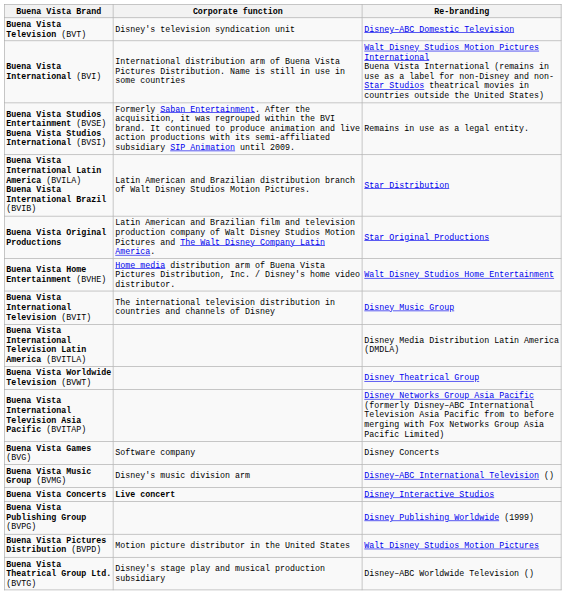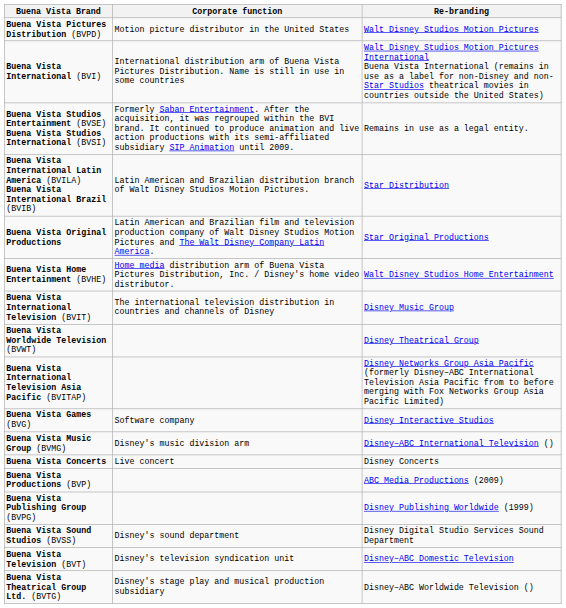rows swapped: (56, 546) <-> (46, 29)
- row: (46, 345)
(402, 453) Disney Concerts -> (429, 420) Disney Interactive Studios
(145, 495) bold -> (144, 462) normal
(429, 495) Disney Interactive Studios -> (401, 462) Disney Concerts
+ row: (49, 480)
+ row: (49, 536)
